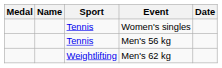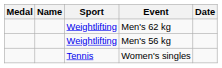rows swapped: (156, 27) <-> (146, 56)
(80, 41) Tennis -> (92, 41) Weightlifting
